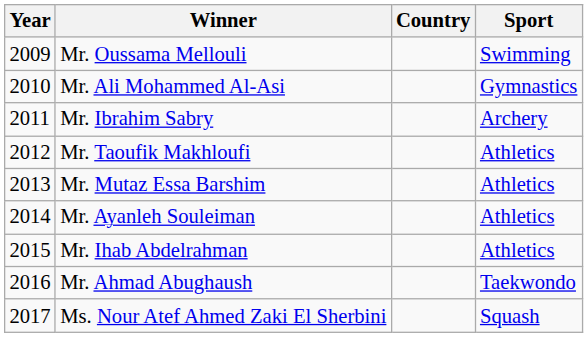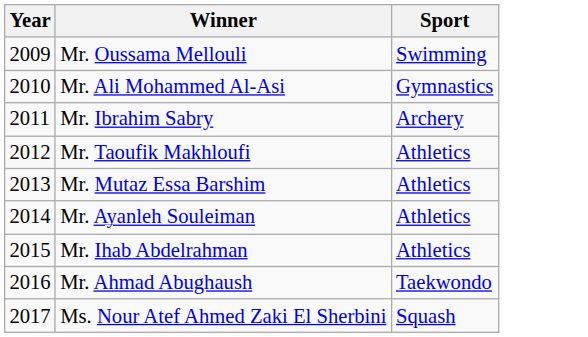- column: (433, 20)
